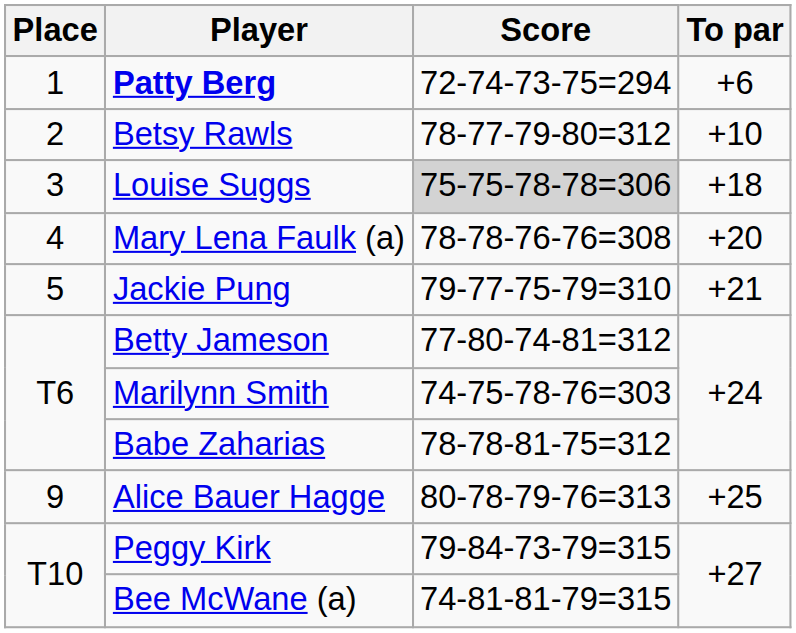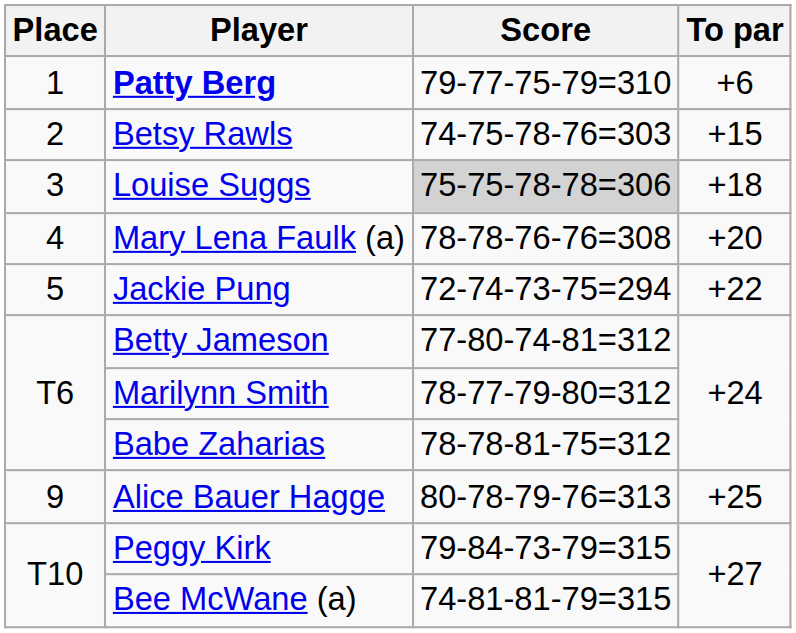(546, 82) 72-74-73-75=294 -> (546, 82) 79-77-75-79=310
(546, 133) 78-77-79-80=312 -> (546, 133) 74-75-78-76=303
(735, 133) +10 -> (735, 133) +15
(546, 289) 79-77-75-79=310 -> (546, 289) 72-74-73-75=294
(735, 289) +21 -> (735, 289) +22
(546, 392) 74-75-78-76=303 -> (546, 392) 78-77-79-80=312
